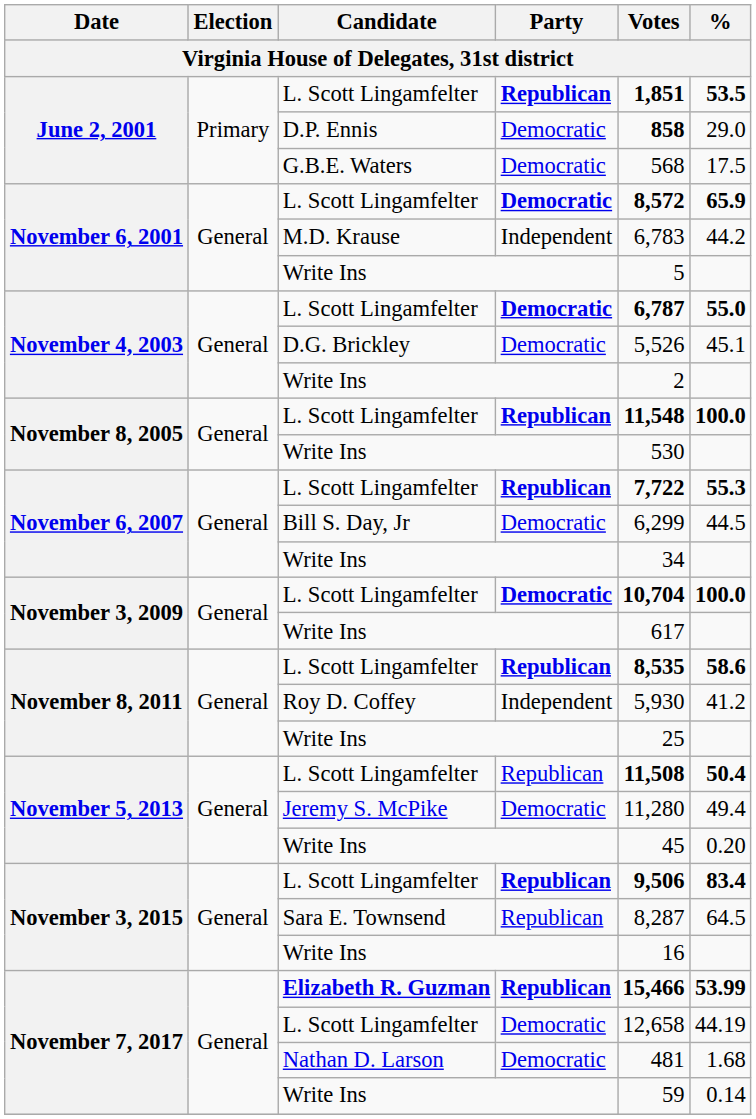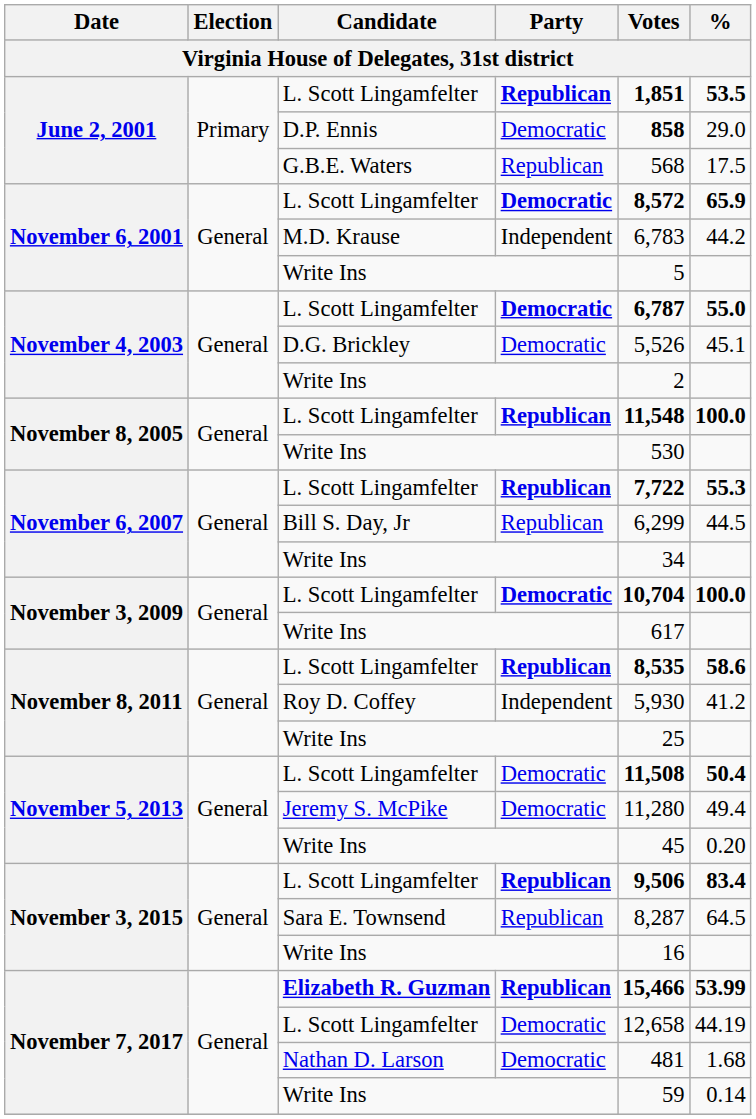(553, 165) Democratic -> (552, 165) Republican
(553, 523) Democratic -> (552, 523) Republican
(552, 773) Republican -> (553, 773) Democratic
